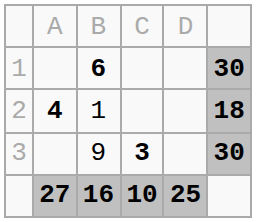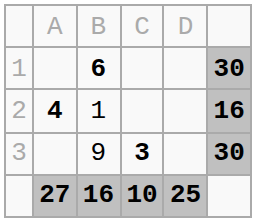(229, 111) 18 -> (229, 111) 16
